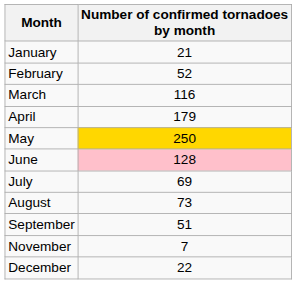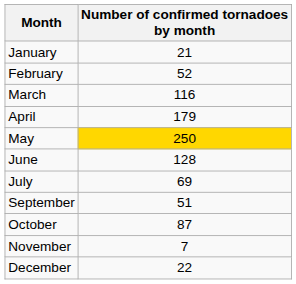(185, 159) pink background -> (185, 159) no background
- row: (29, 203)
+ row: (32, 224)
